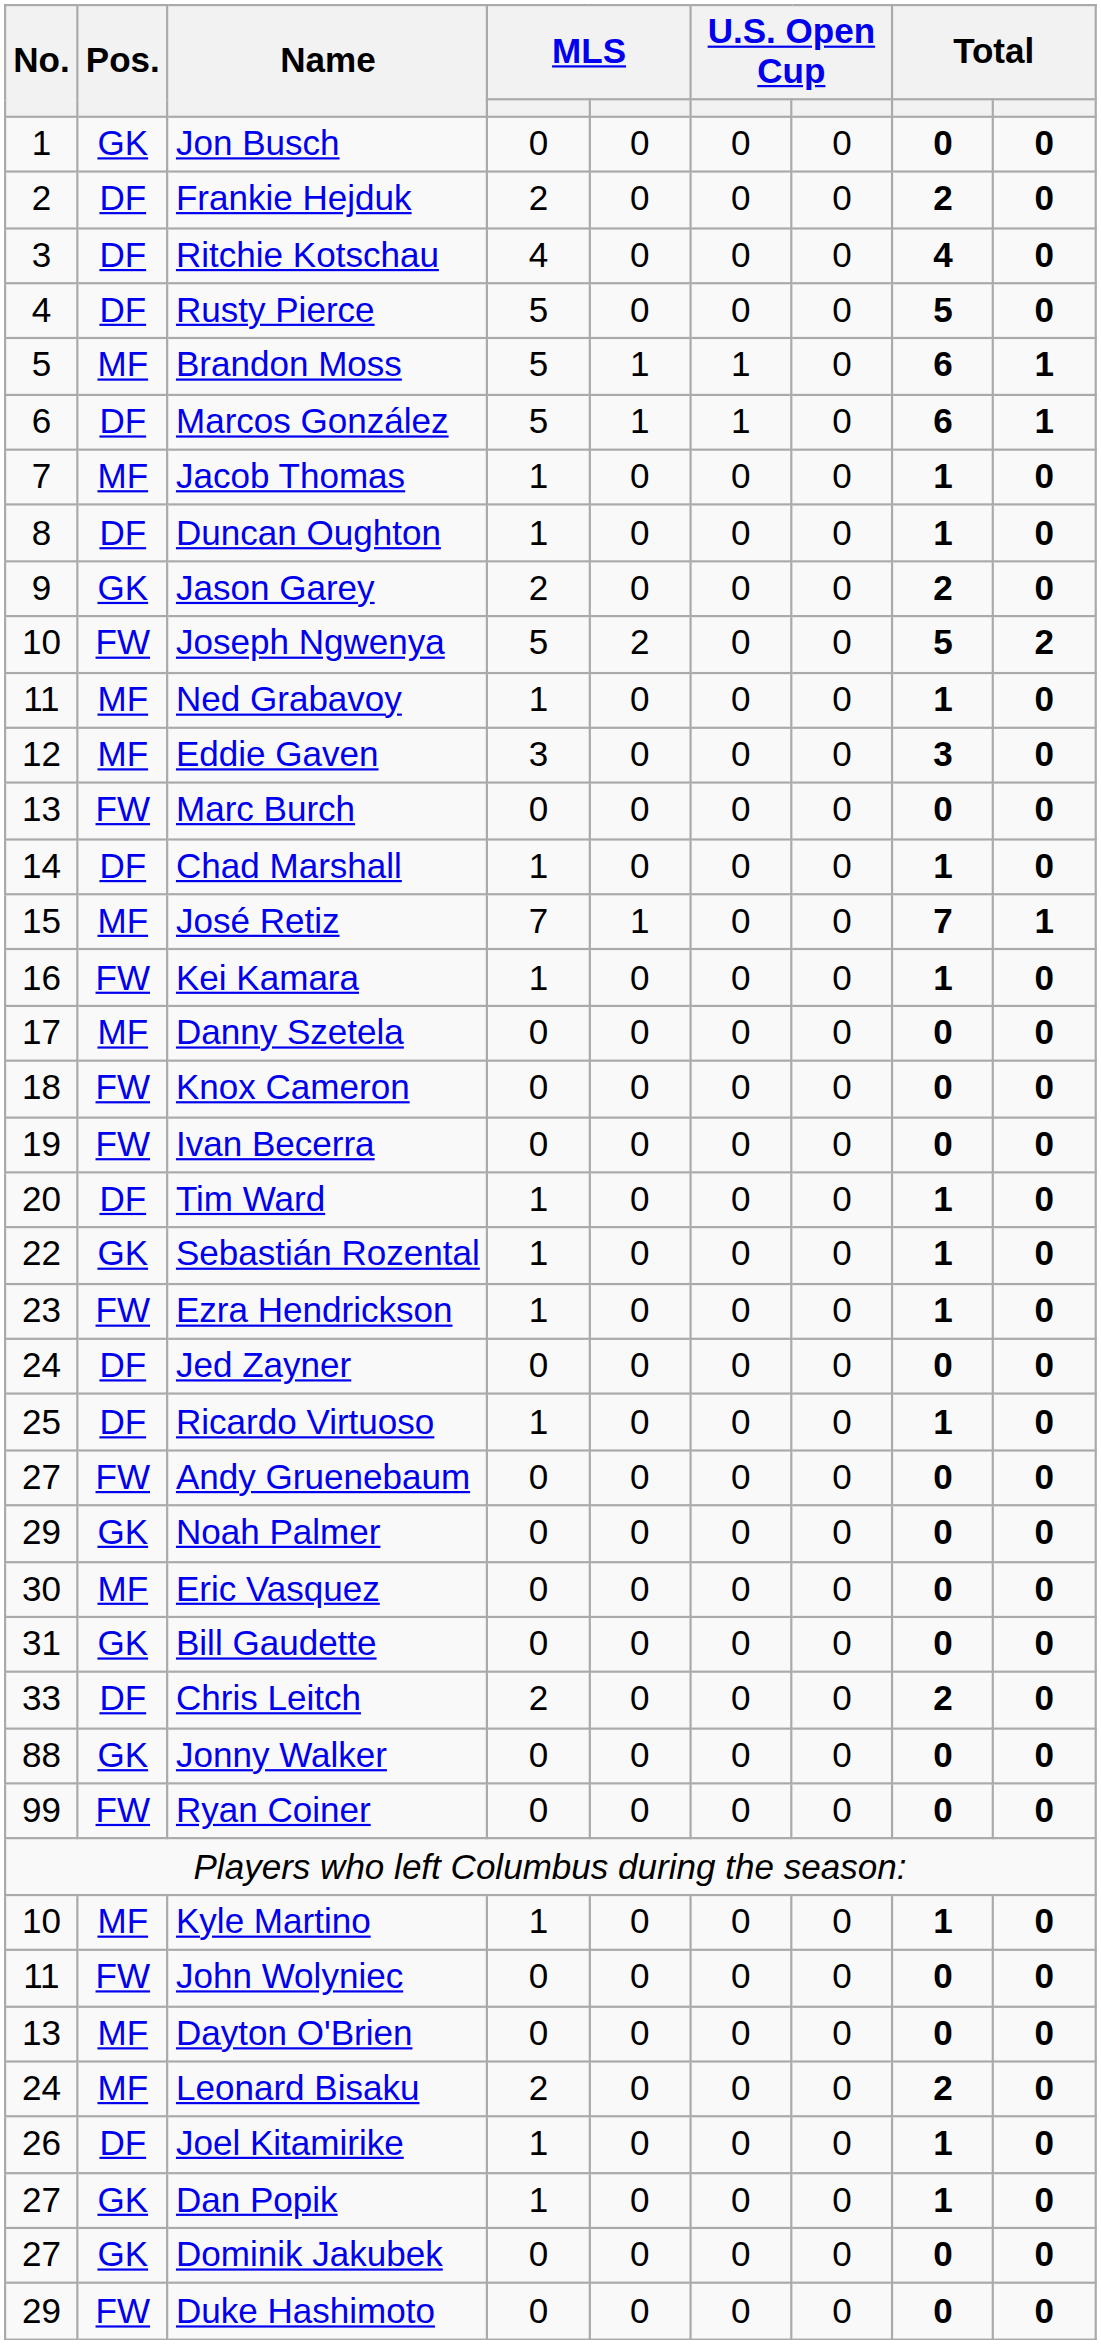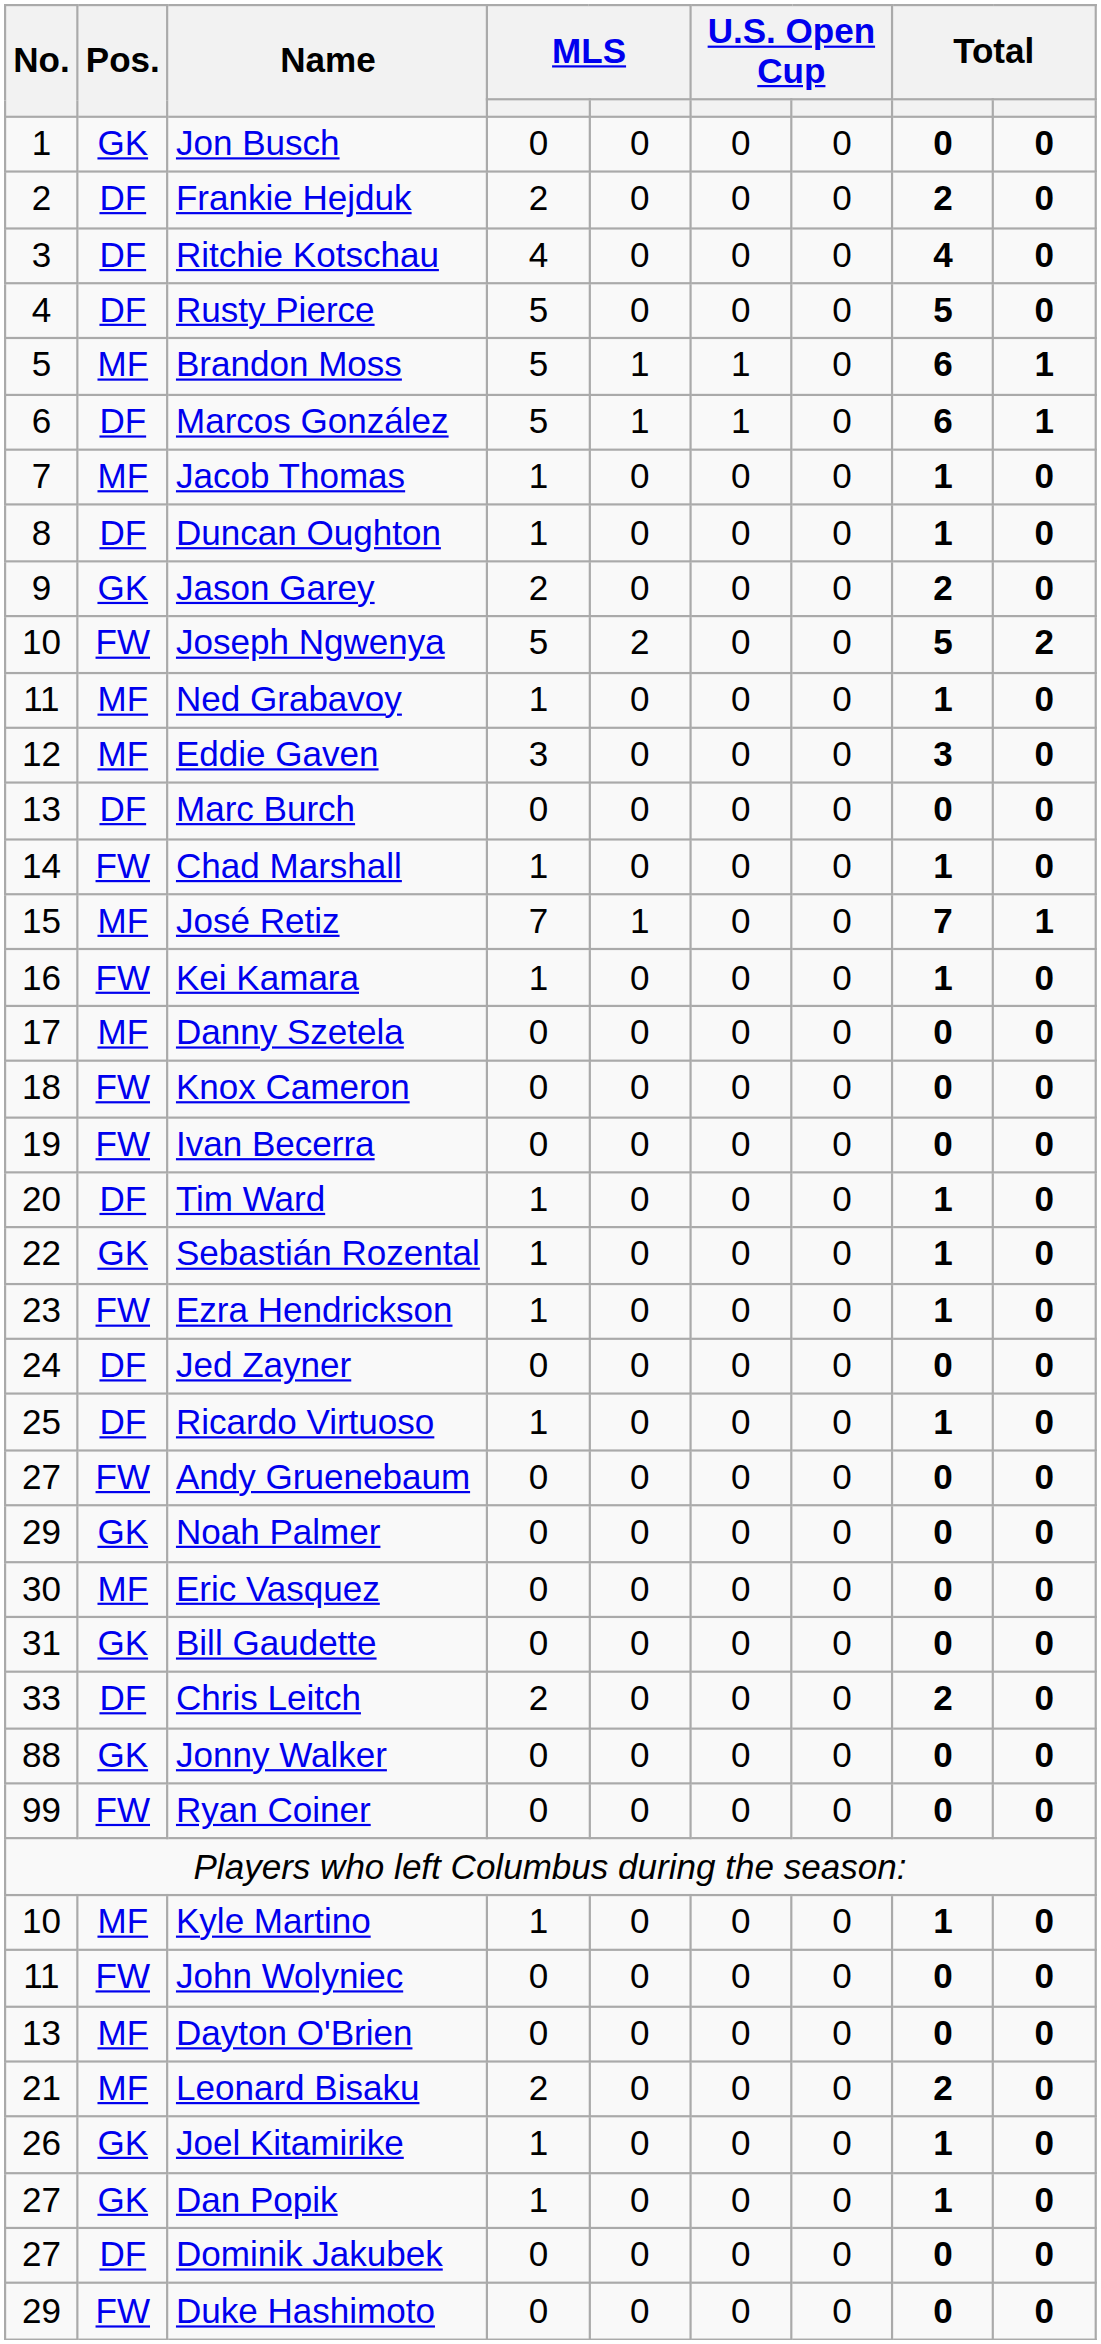(123, 810) FW -> (123, 810) DF
(123, 865) DF -> (123, 865) FW
(41, 2088) 24 -> (41, 2088) 21
(123, 2143) DF -> (123, 2143) GK
(123, 2255) GK -> (123, 2255) DF
